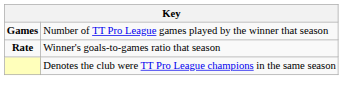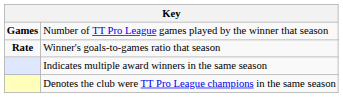+ row: (155, 66)
